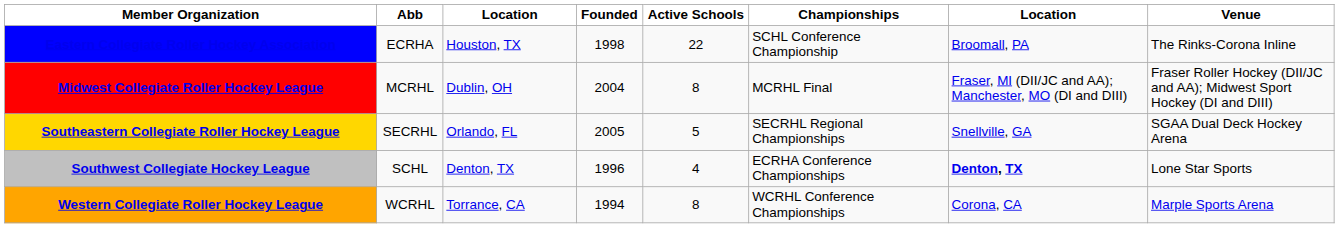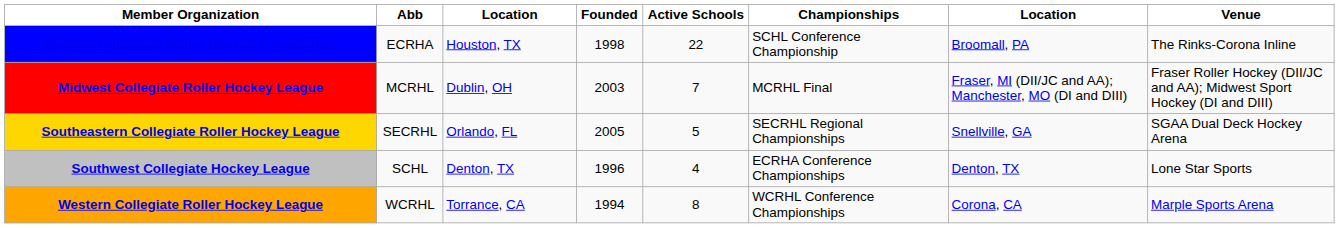(609, 88) 2004 -> (609, 88) 2003
(696, 88) 8 -> (696, 88) 7
(987, 168) bold -> (985, 168) normal
